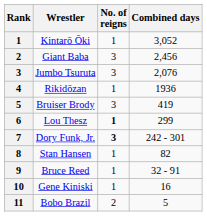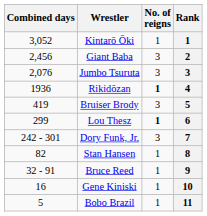columns swapped: (19, 18) <-> (166, 18)
(114, 89) normal -> (158, 89) bold
(114, 137) bold -> (158, 137) normal
(114, 202) 2 -> (158, 202) 1
